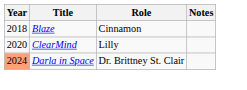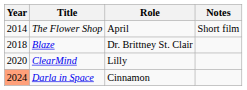+ row: (67, 28)
(120, 28) Cinnamon -> (150, 45) Dr. Brittney St. Clair
(141, 61) Dr. Brittney St. Clair -> (128, 77) Cinnamon
